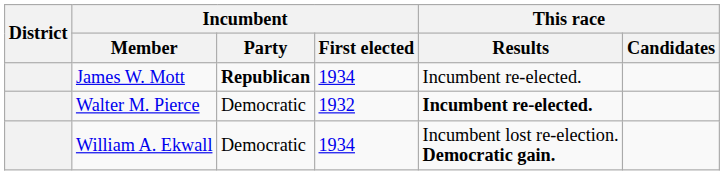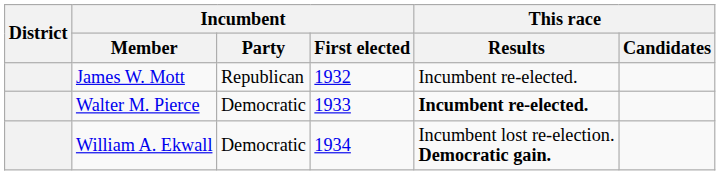(265, 76) bold -> (262, 76) normal
(337, 76) 1934 -> (333, 76) 1932
(337, 105) 1932 -> (333, 105) 1933
